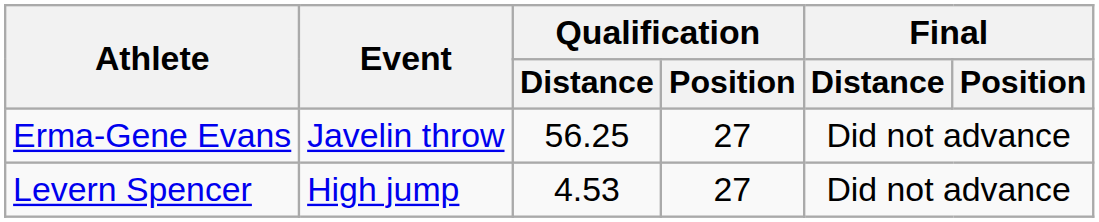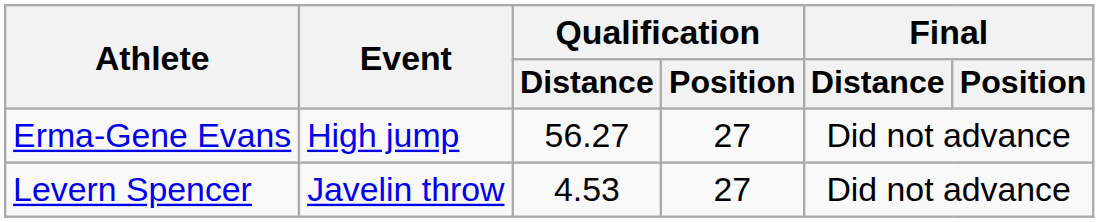(406, 136) Javelin throw -> (383, 136) High jump
(587, 136) 56.25 -> (587, 136) 56.27
(383, 190) High jump -> (406, 190) Javelin throw
